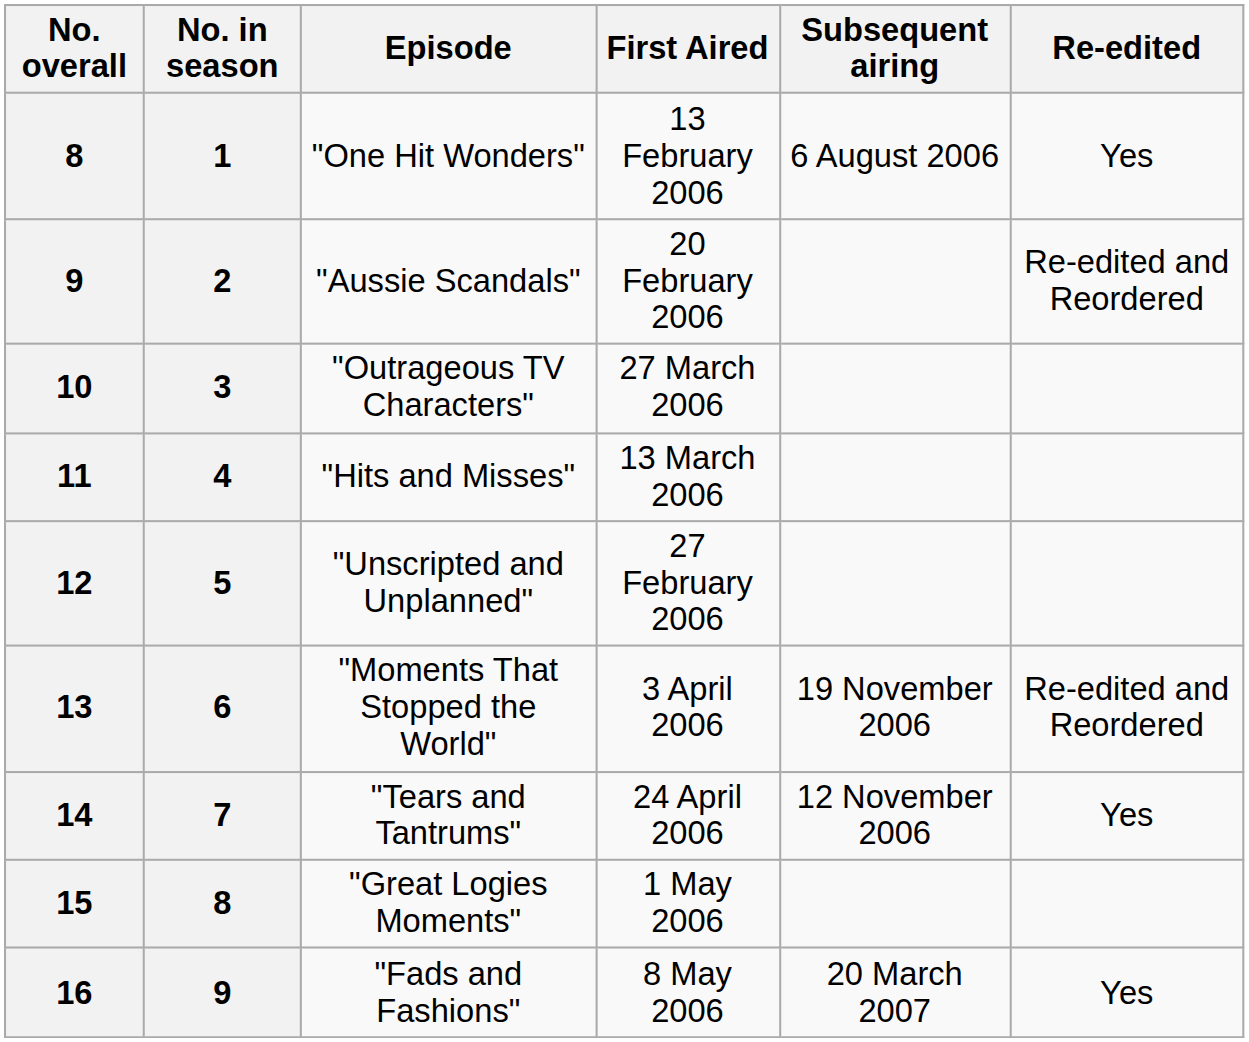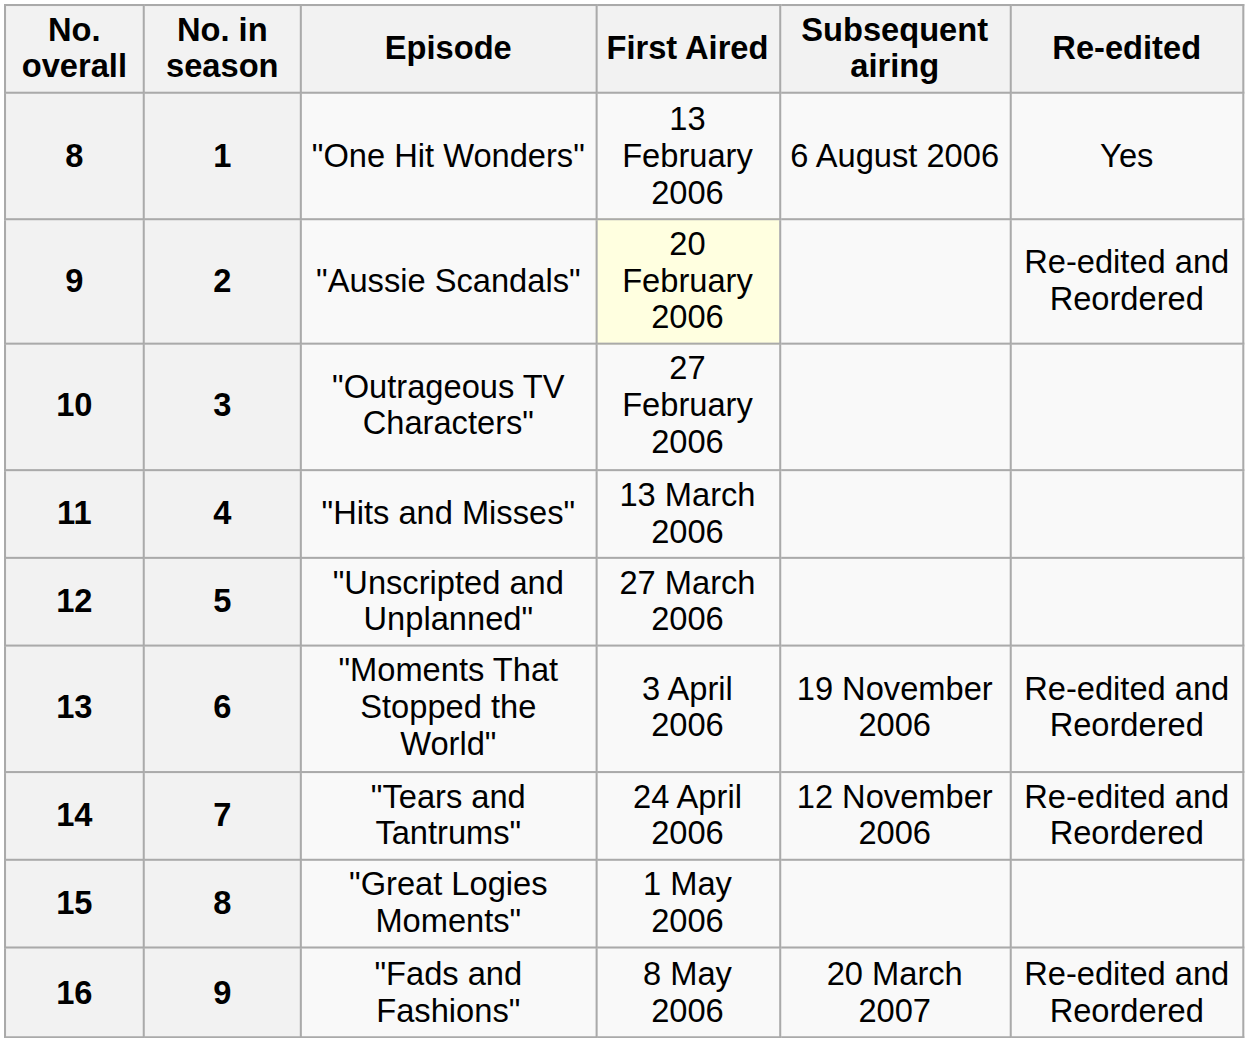(687, 280) no background -> (687, 280) lightyellow background
(687, 387) 27 March 2006 -> (687, 405) 27 February 2006
(687, 582) 27 February 2006 -> (687, 601) 27 March 2006
(1127, 815) Yes -> (1127, 815) Re-edited and Reordered
(1127, 991) Yes -> (1127, 991) Re-edited and Reordered
